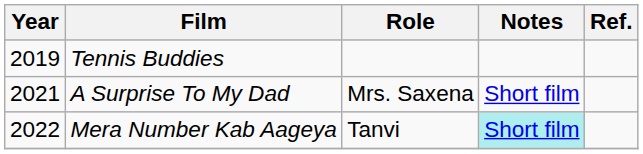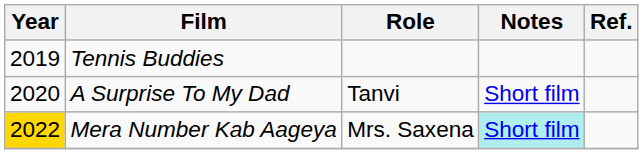(35, 93) 2021 -> (35, 93) 2020
(410, 93) Mrs. Saxena -> (373, 93) Tanvi
(35, 129) no background -> (35, 129) gold background
(373, 129) Tanvi -> (410, 129) Mrs. Saxena
